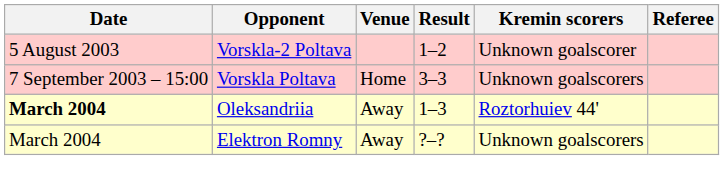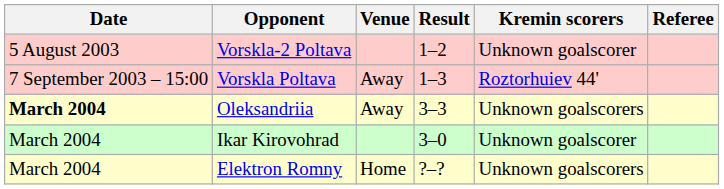(383, 79) Home -> (382, 79) Away
(433, 79) 3–3 -> (433, 79) 1–3
(561, 79) Unknown goalscorers -> (539, 79) Roztorhuiev 44'
(433, 109) 1–3 -> (433, 109) 3–3
(539, 109) Roztorhuiev 44' -> (561, 109) Unknown goalscorers
+ row: (278, 139)
(382, 139) Away -> (383, 169) Home
